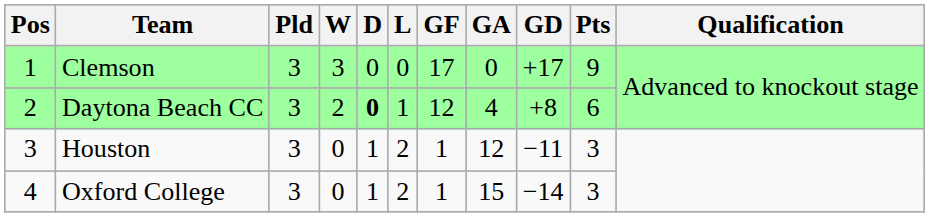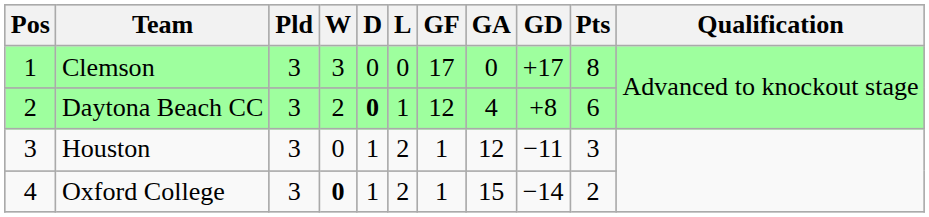(593, 66) 9 -> (593, 66) 8
(338, 190) normal -> (338, 190) bold
(593, 190) 3 -> (593, 190) 2
